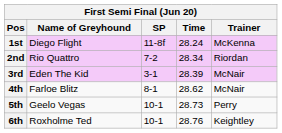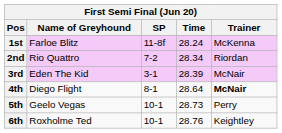(55, 43) Diego Flight -> (54, 43) Farloe Blitz
(54, 89) Farloe Blitz -> (55, 89) Diego Flight
(191, 89) 28.62 -> (191, 89) 28.64
(229, 89) normal -> (230, 89) bold
